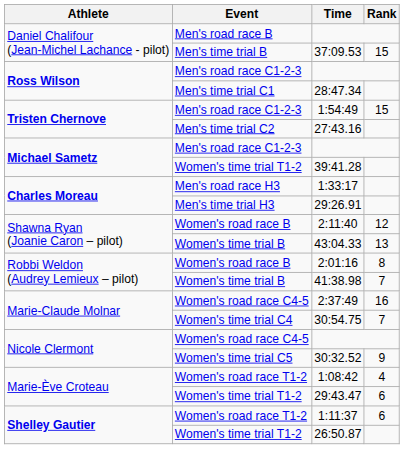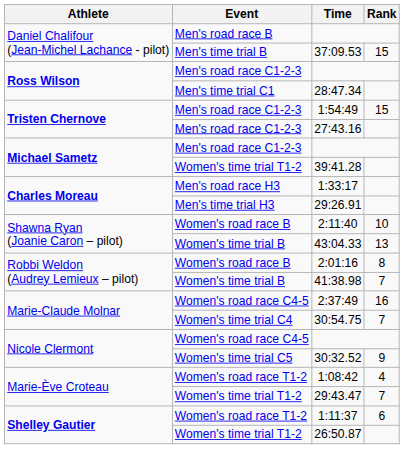(225, 129) Men's time trial C2 -> (238, 129) Men's road race C1-2-3
(382, 225) 12 -> (382, 225) 10
(382, 397) 6 -> (382, 397) 7
